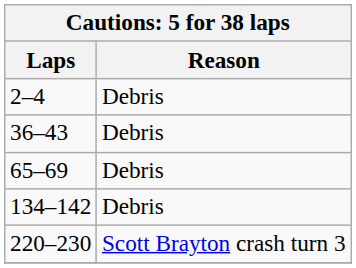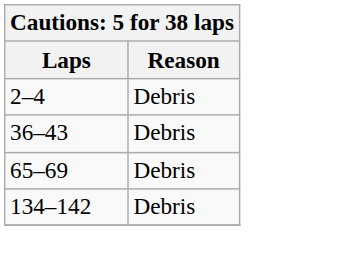- row: (51, 243)
